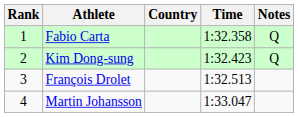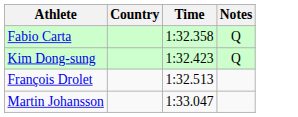- column: (23, 15)
